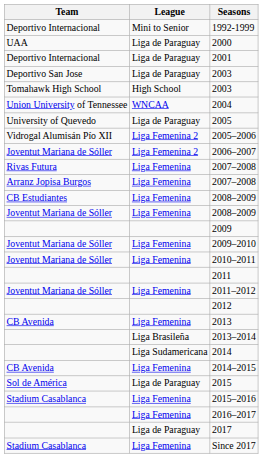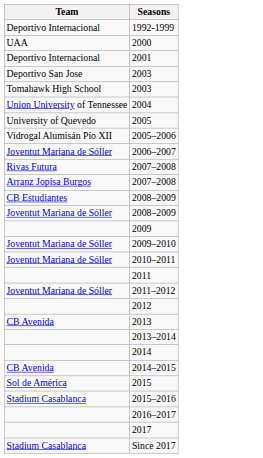- column: (170, 12)
